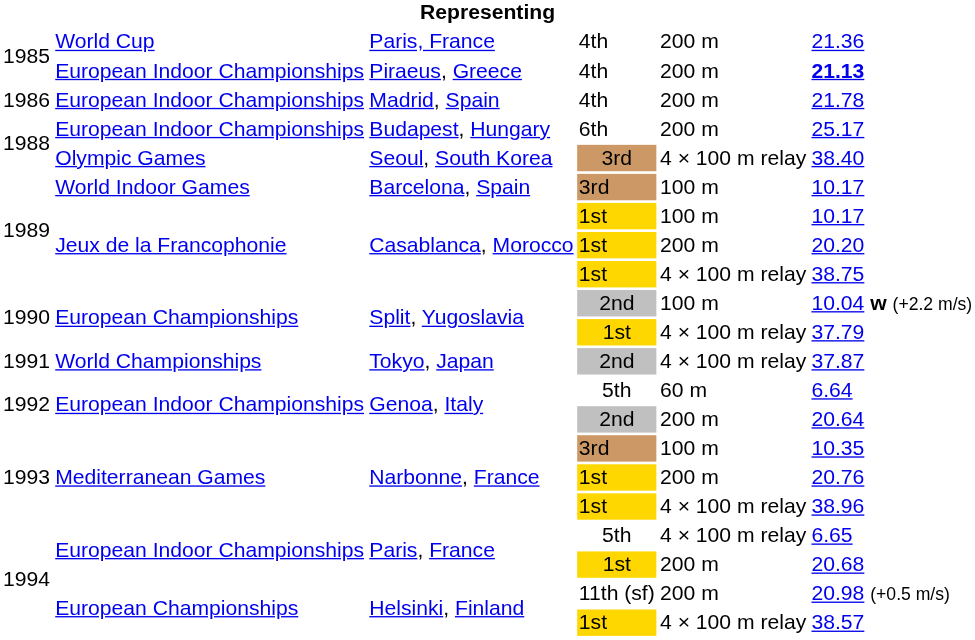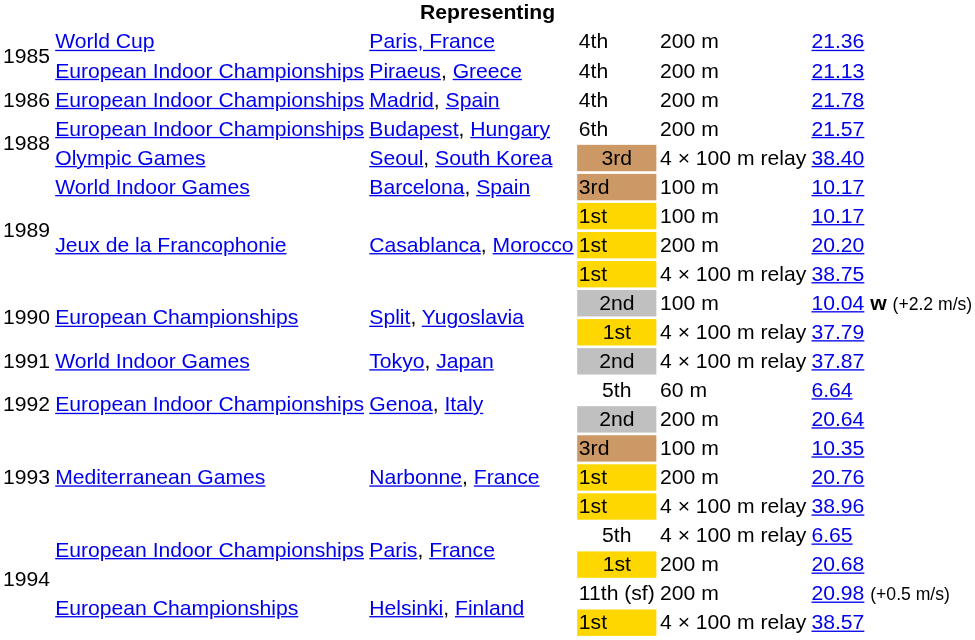(838, 70) bold -> (838, 70) normal
(838, 128) 25.17 -> (838, 128) 21.57
(158, 361) World Championships -> (152, 361) World Indoor Games
